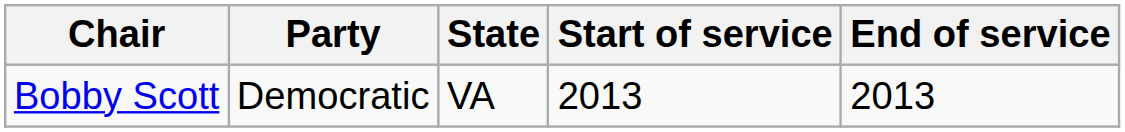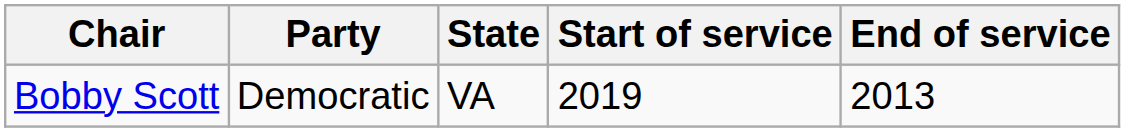(600, 95) 2013 -> (600, 95) 2019
